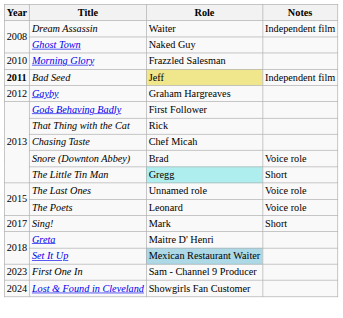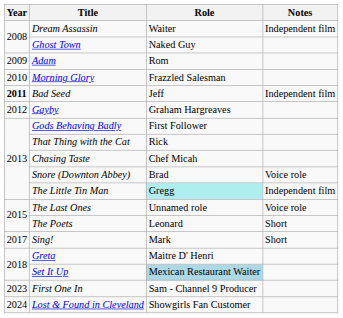+ row: (44, 61)
(156, 77) khaki background -> (156, 93) no background
(276, 175) Short -> (300, 191) Independent film
(286, 207) Voice role -> (276, 223) Short
